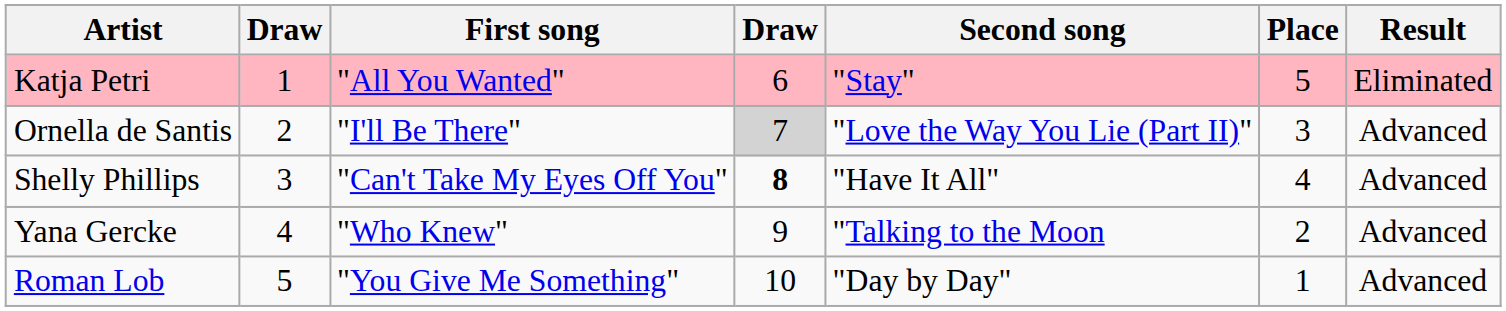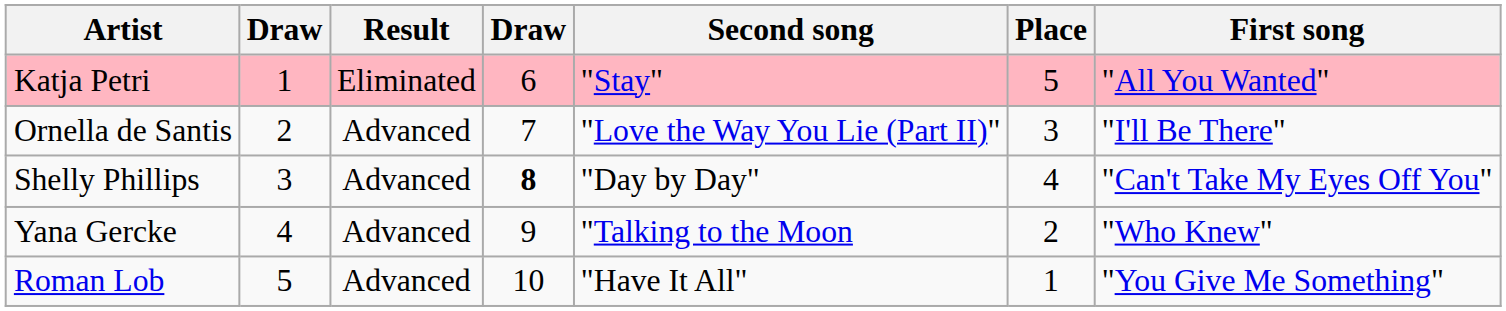columns swapped: (532, 29) <-> (1423, 29)
(780, 130) lightgrey background -> (528, 130) no background
(916, 180) "Have It All" -> (670, 180) "Day by Day"
(922, 280) "Day by Day" -> (664, 280) "Have It All"
